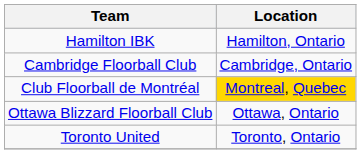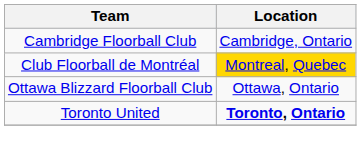- row: (110, 40)
(286, 137) normal -> (286, 112) bold
